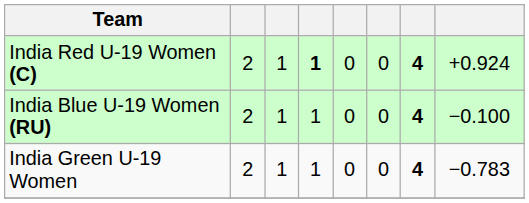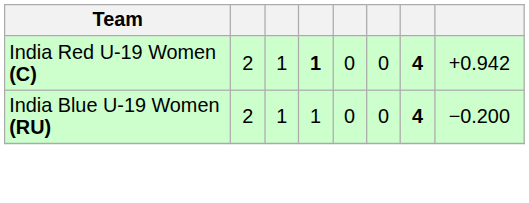(479, 62) +0.924 -> (479, 62) +0.942
(479, 116) −0.100 -> (479, 116) −0.200
- row: (85, 170)
